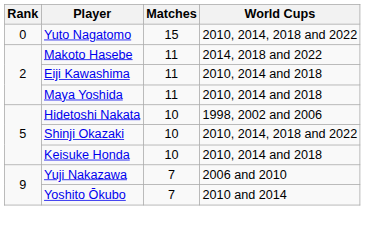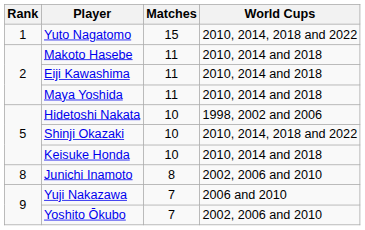(23, 34) 0 -> (23, 34) 1
(262, 54) 2014, 2018 and 2022 -> (262, 54) 2010, 2014 and 2018
+ row: (88, 174)
(245, 194) 2010 and 2014 -> (262, 214) 2002, 2006 and 2010
